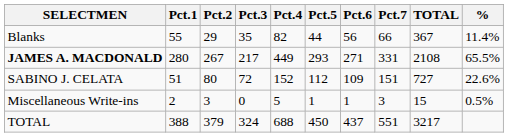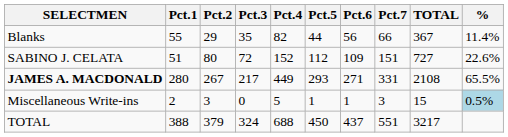rows swapped: (65, 79) <-> (85, 57)
(479, 100) no background -> (479, 100) lightblue background
